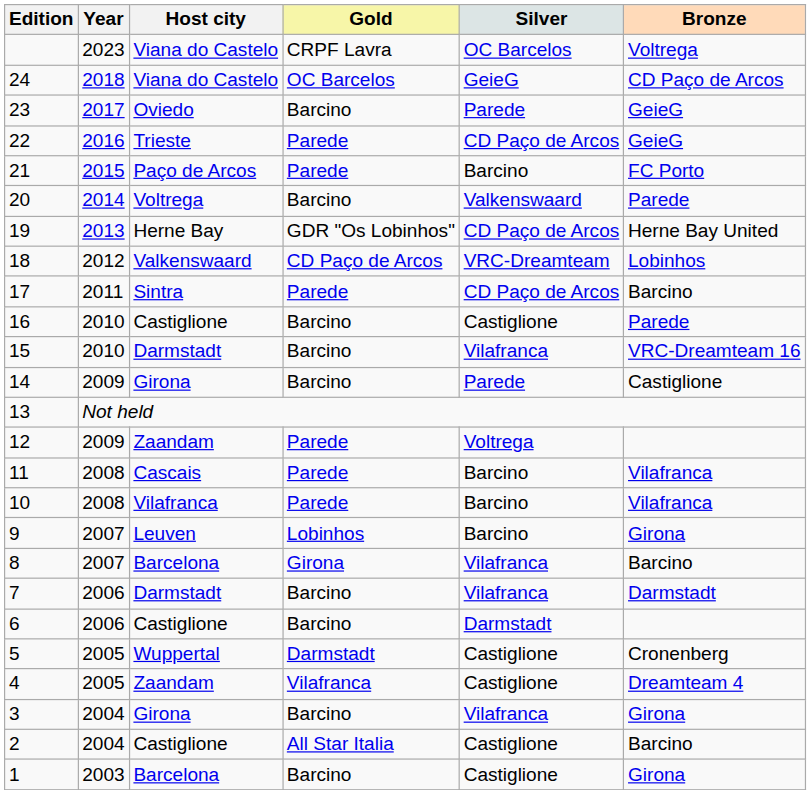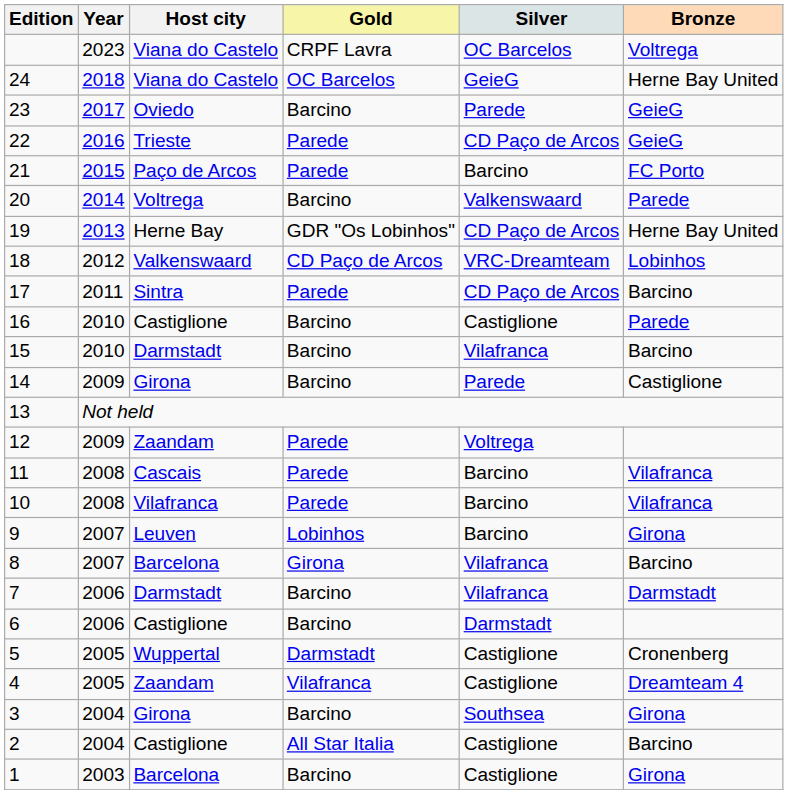(706, 79) CD Paço de Arcos -> (703, 79) Herne Bay United
(714, 351) VRC-Dreamteam 16 -> (660, 351) Barcino
(506, 714) Vilafranca -> (504, 714) Southsea
